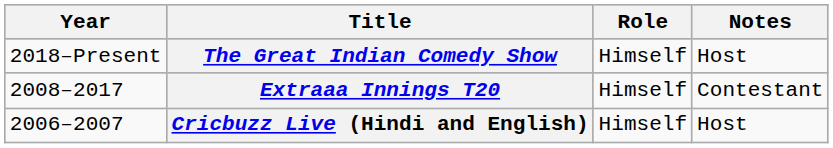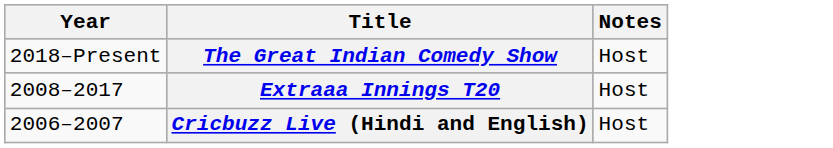- column: (643, 22)
(760, 91) Contestant -> (624, 91) Host
